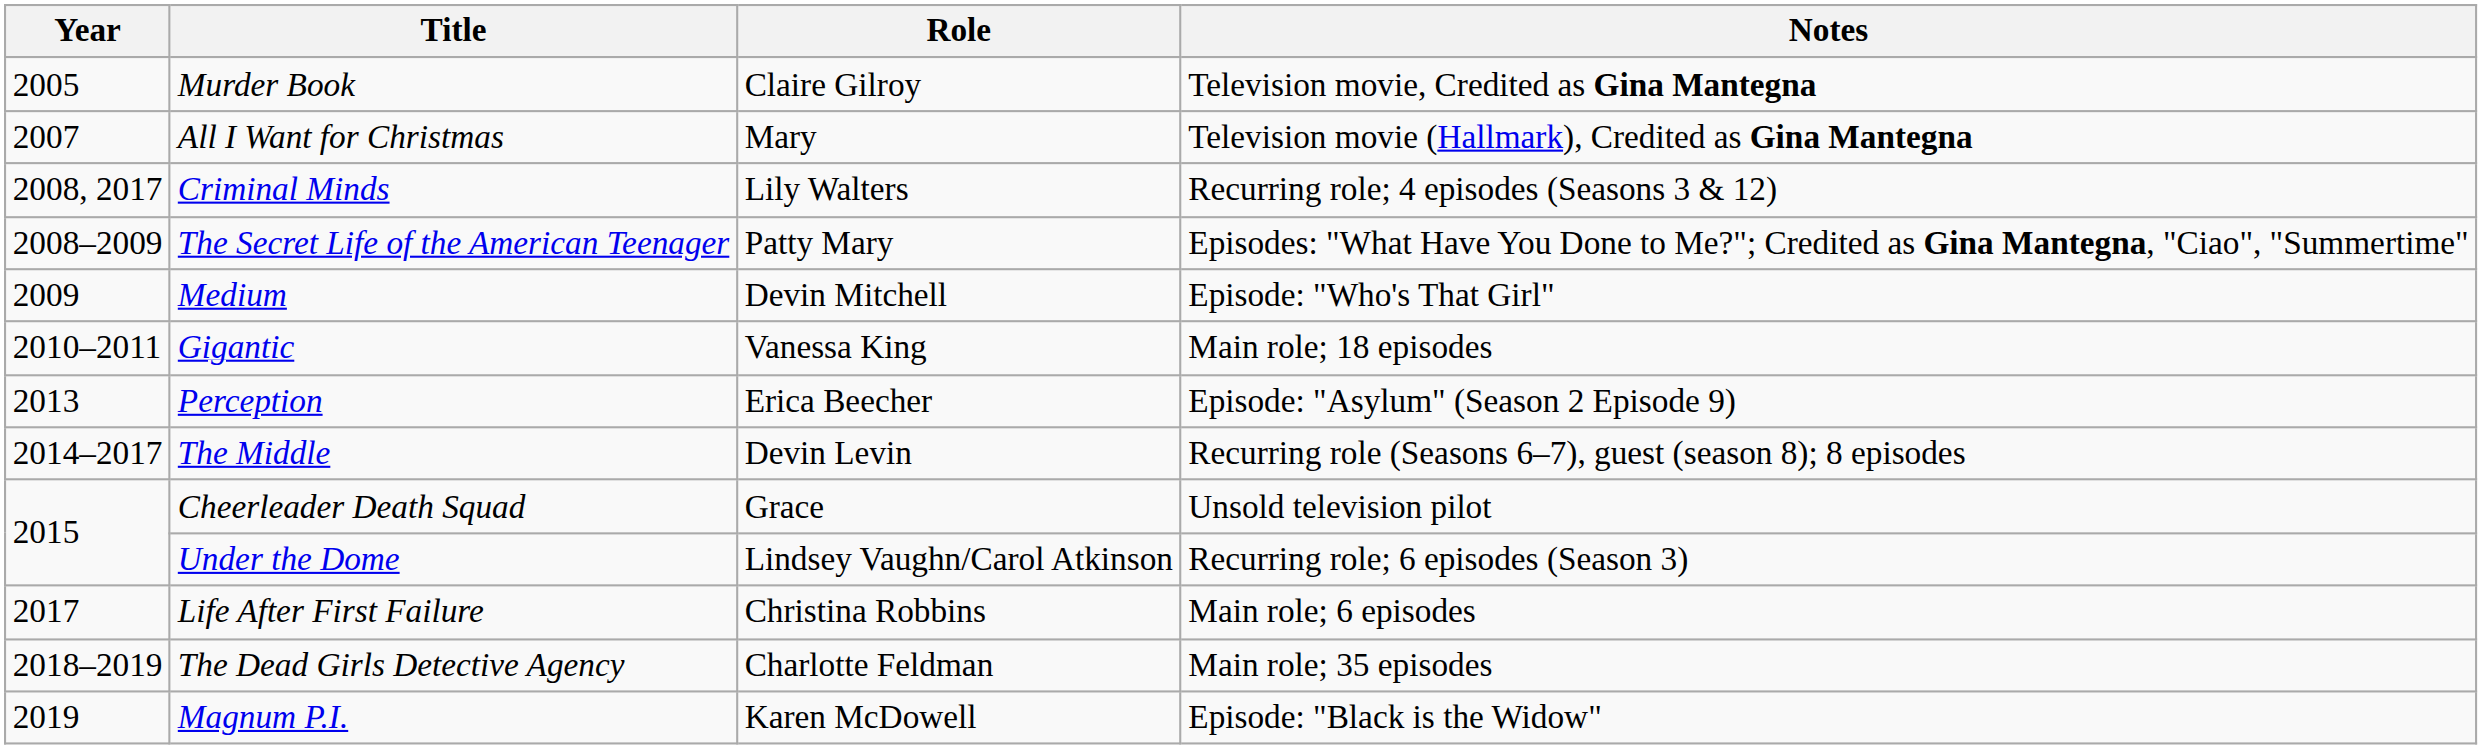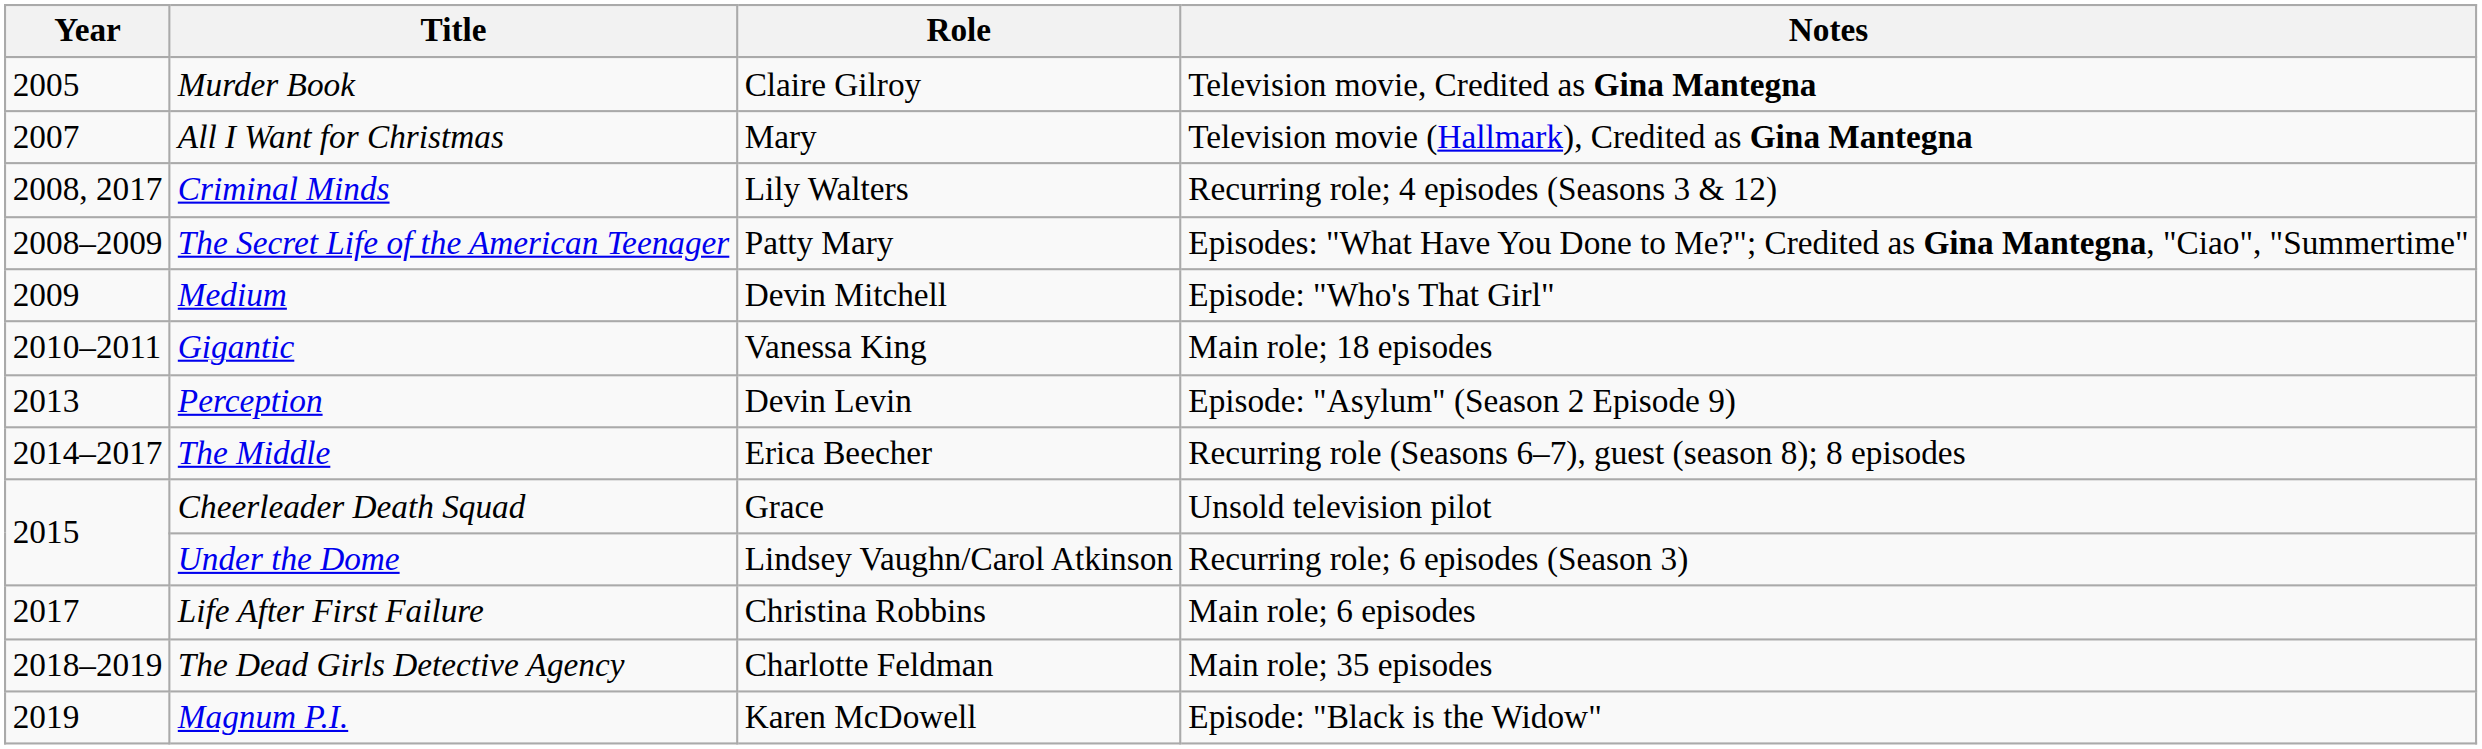(838, 400) Erica Beecher -> (828, 400) Devin Levin
(828, 453) Devin Levin -> (838, 453) Erica Beecher
